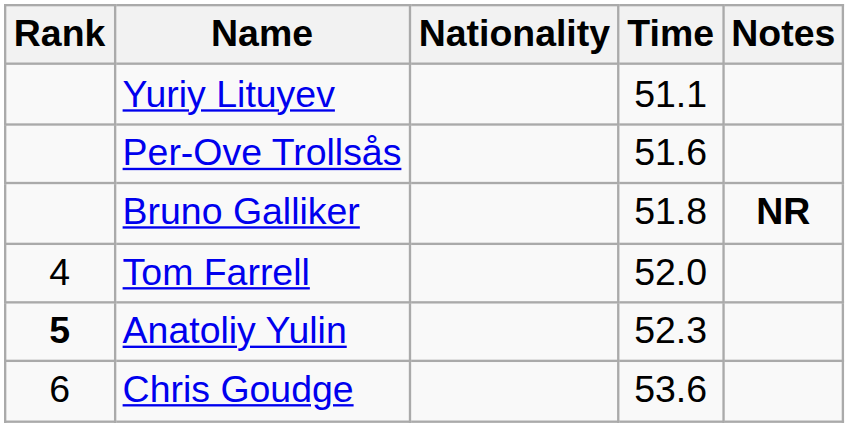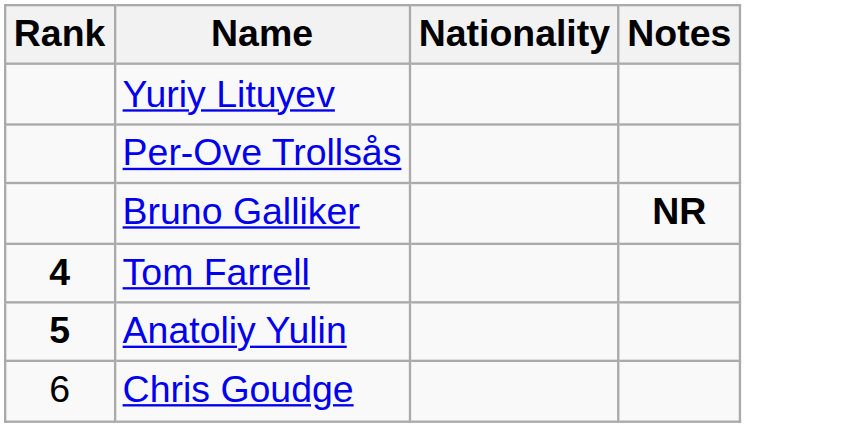- column: (671, 34)
(60, 271) normal -> (60, 271) bold
